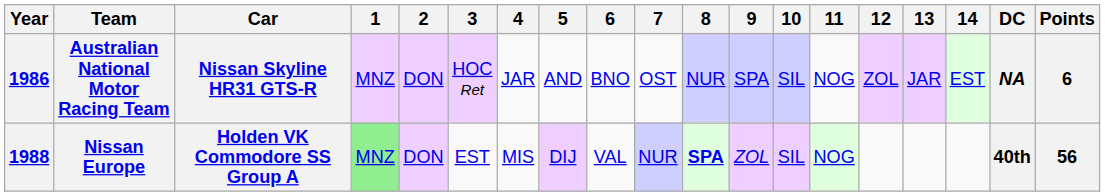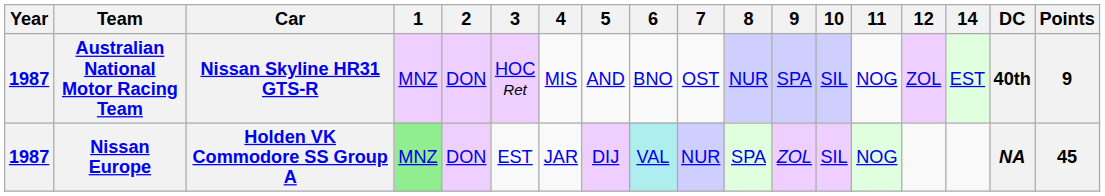- column: (924, 19)
(29, 78) 1986 -> (29, 78) 1987
(518, 78) JAR -> (561, 78) MIS
(1012, 78) NA -> (1012, 78) 40th
(1067, 78) 6 -> (1067, 78) 9
(29, 157) 1988 -> (29, 157) 1987
(518, 157) MIS -> (561, 157) JAR
(610, 157) no background -> (653, 157) paleturquoise background
(706, 157) bold -> (749, 157) normal
(1012, 157) 40th -> (1012, 157) NA
(1067, 157) 56 -> (1067, 157) 45
